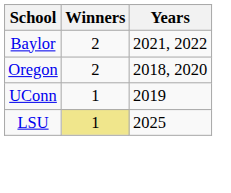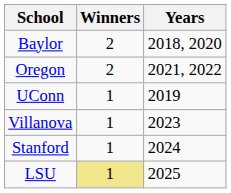(170, 43) 2021, 2022 -> (185, 43) 2018, 2020
(170, 69) 2018, 2020 -> (185, 69) 2021, 2022
+ row: (40, 122)
+ row: (40, 148)
